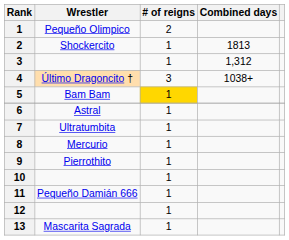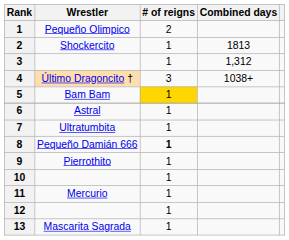(87, 144) Mercurio -> (87, 144) Pequeño Damián 666
(169, 144) normal -> (169, 144) bold
(87, 194) Pequeño Damián 666 -> (87, 194) Mercurio
